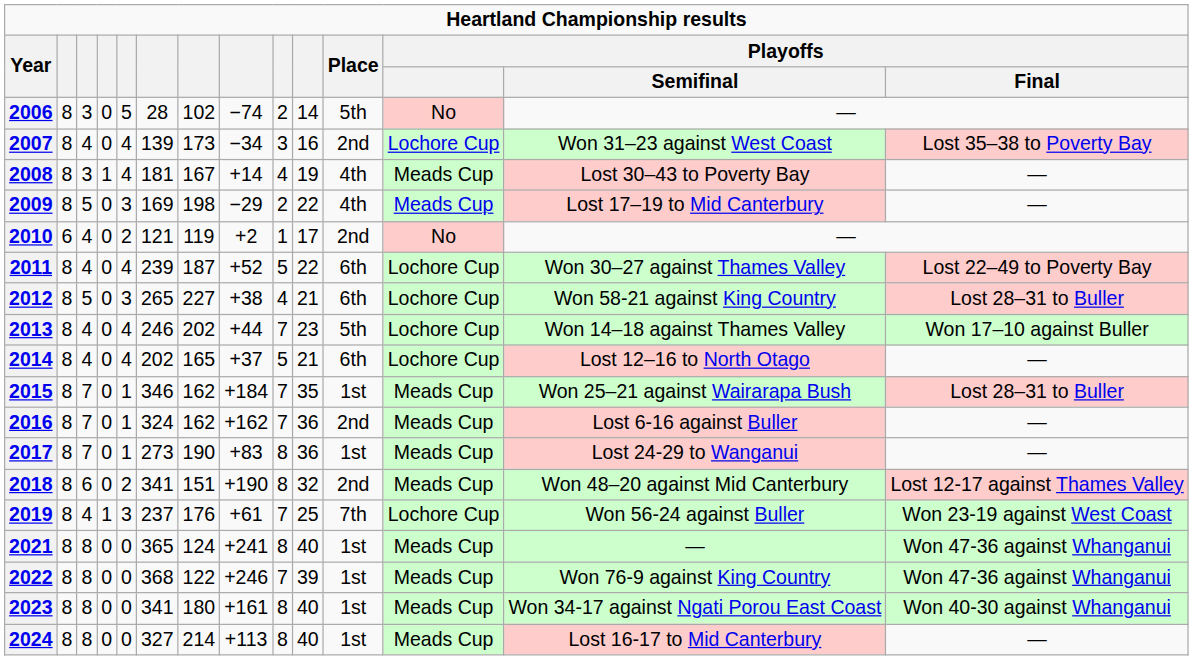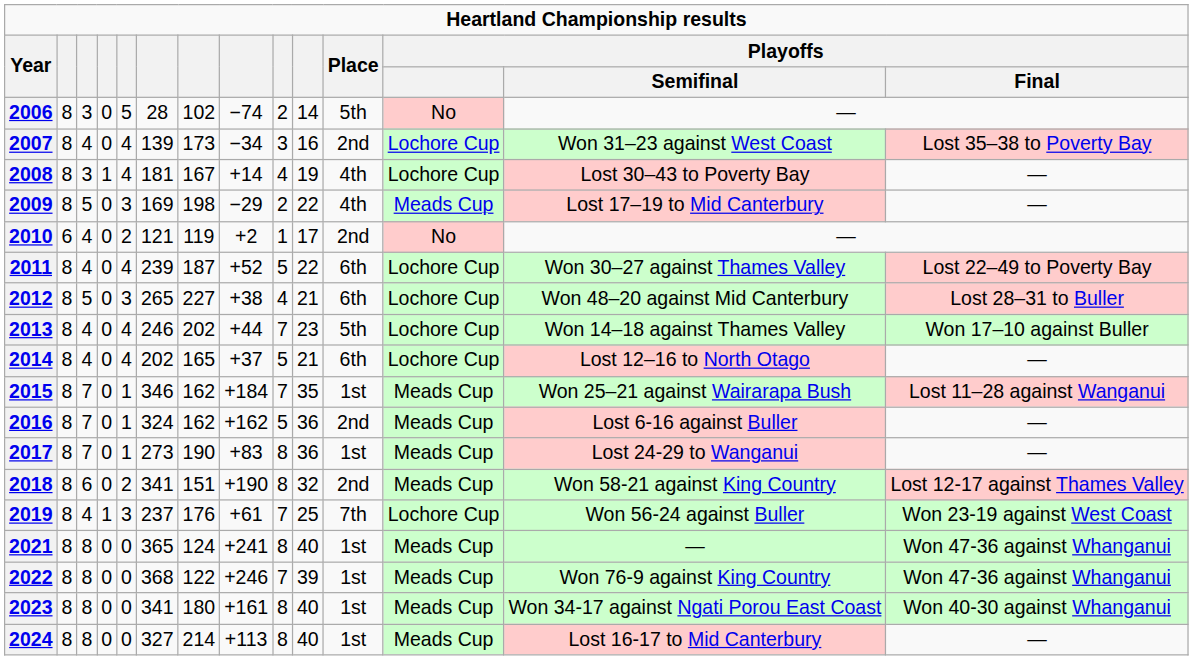(444, 174) Meads Cup -> (444, 174) Lochore Cup
(695, 298) Won 58-21 against King Country -> (695, 298) Won 48–20 against Mid Canterbury
(1037, 391) Lost 28–31 to Buller -> (1037, 391) Lost 11–28 against Wanganui
(283, 422) 7 -> (283, 422) 5
(695, 484) Won 48–20 against Mid Canterbury -> (695, 484) Won 58-21 against King Country
